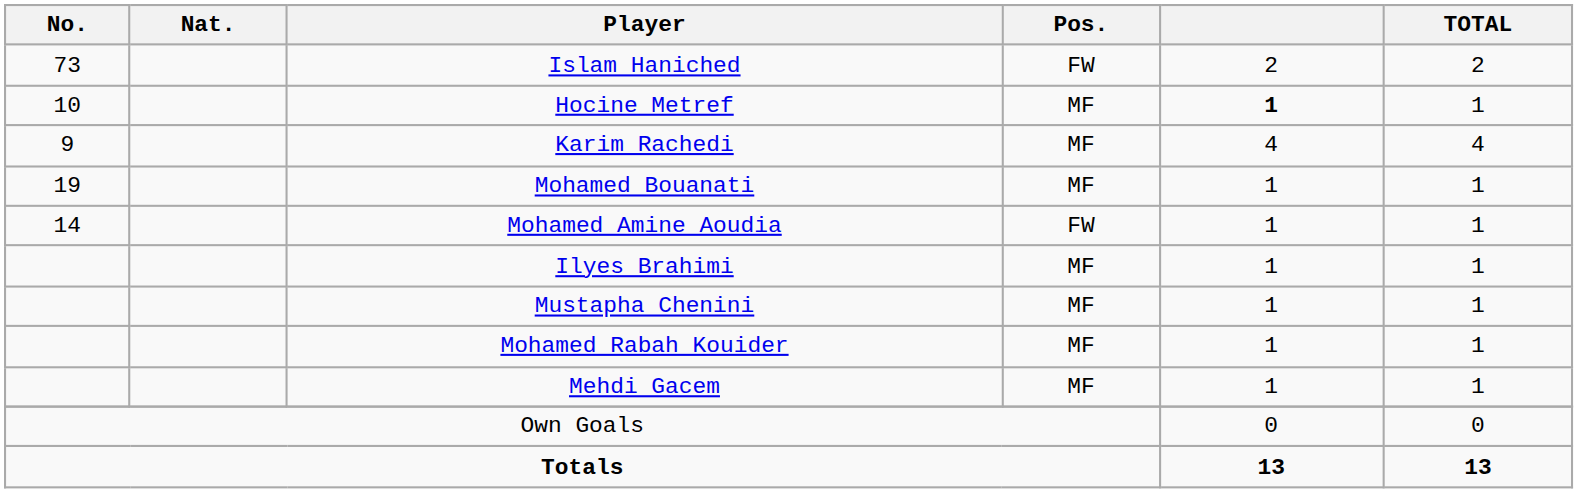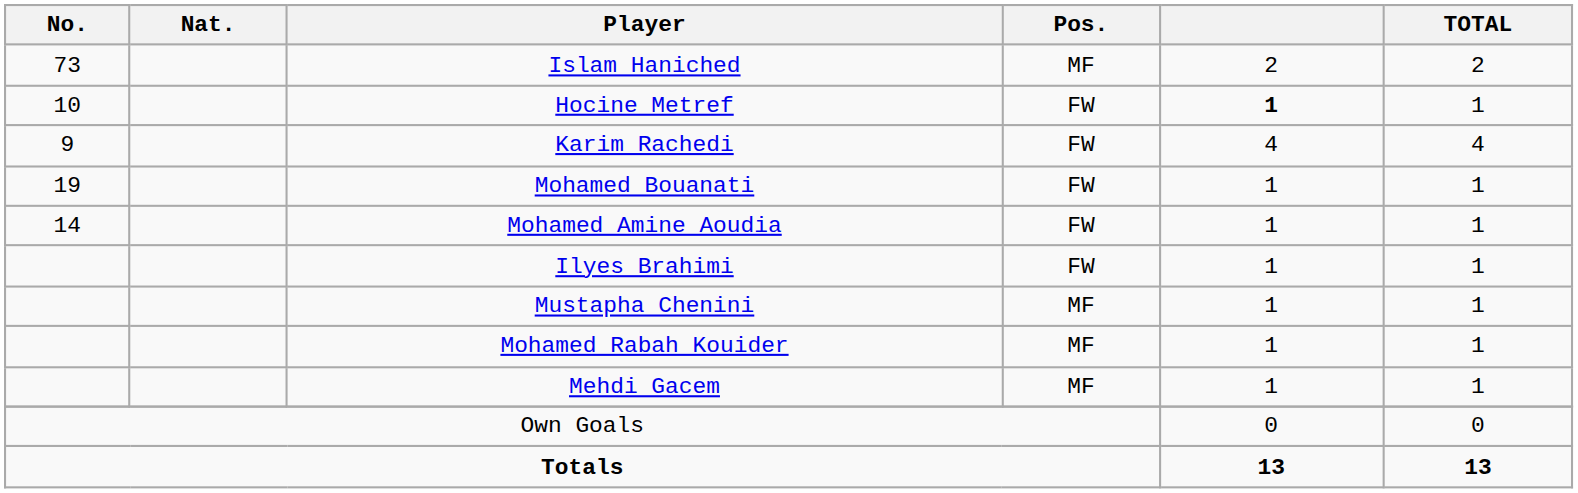(1081, 65) FW -> (1081, 65) MF
(1081, 106) MF -> (1081, 106) FW
(1081, 146) MF -> (1081, 146) FW
(1081, 186) MF -> (1081, 186) FW
(1081, 266) MF -> (1081, 266) FW
